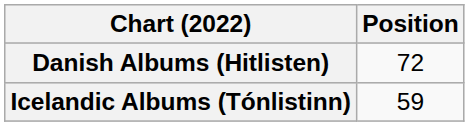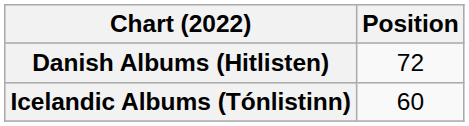(410, 101) 59 -> (410, 101) 60
